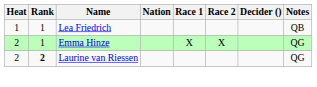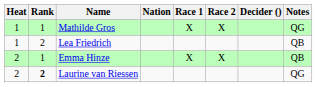+ row: (87, 27)
(42, 27) 1 -> (42, 43) 2
(298, 43) QG -> (298, 58) QB
